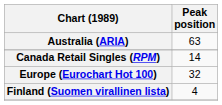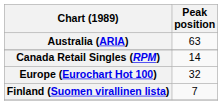(195, 91) 4 -> (195, 91) 7
